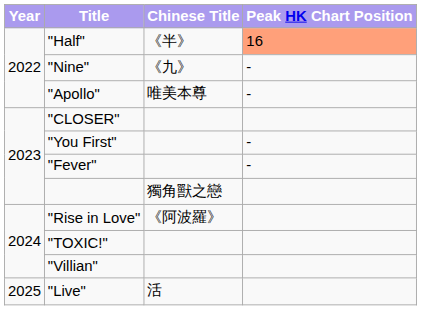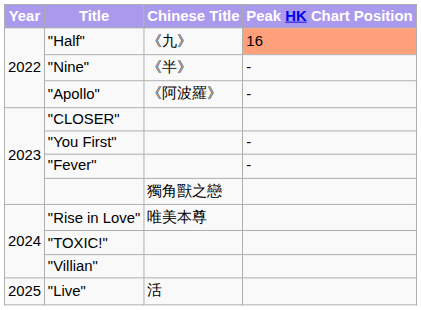(169, 40) 《半》 -> (169, 40) 《九》
(169, 67) 《九》 -> (169, 67) 《半》
(177, 93) 唯美本尊 -> (184, 93) 《阿波羅》
(184, 217) 《阿波羅》 -> (177, 217) 唯美本尊
